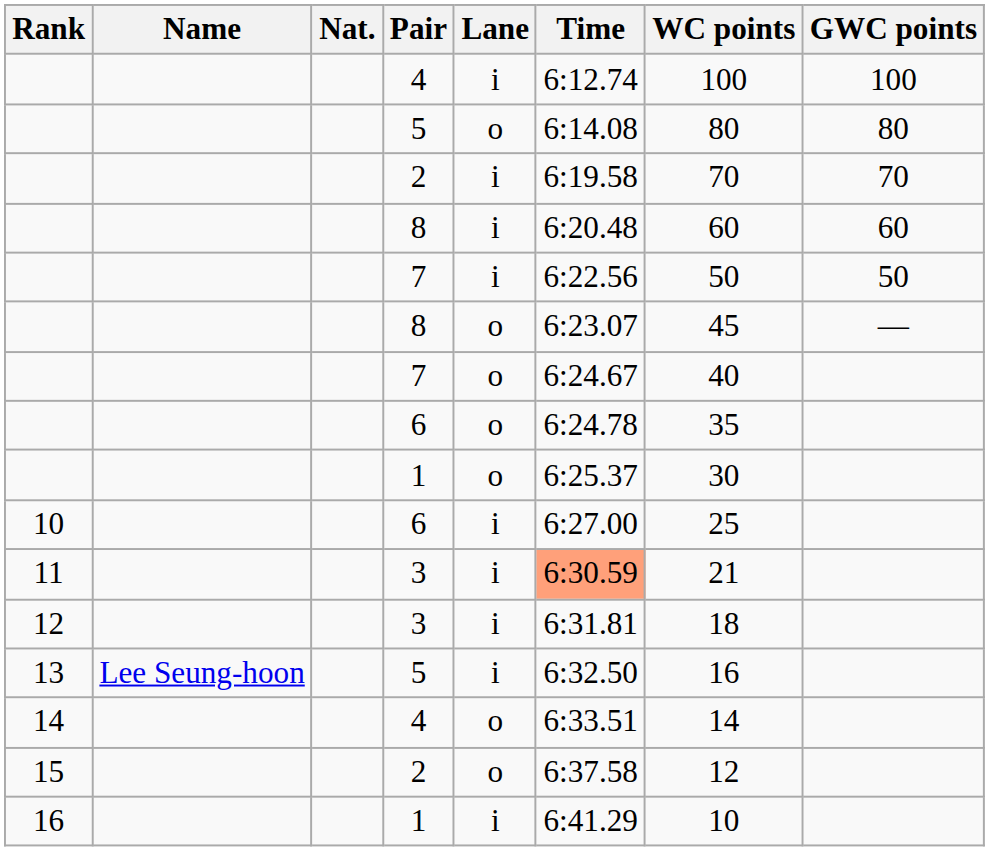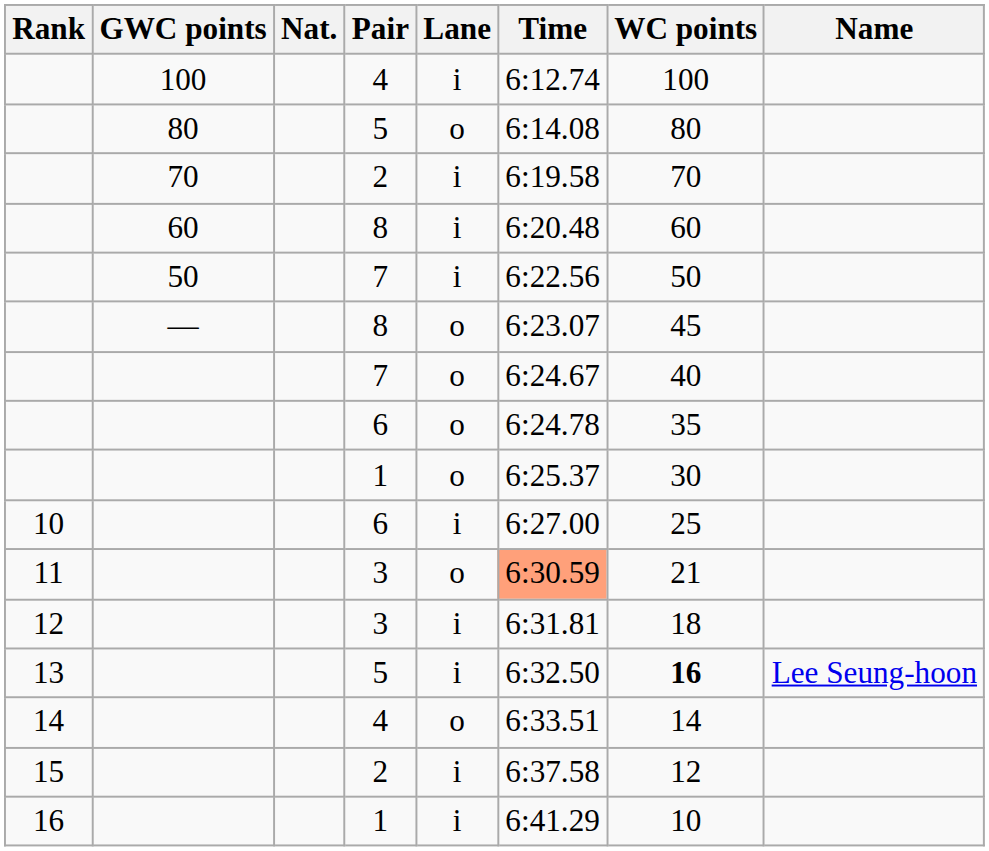columns swapped: (202, 29) <-> (893, 29)
(495, 573) i -> (457, 573) o
(724, 672) normal -> (686, 672) bold
(495, 771) o -> (457, 771) i
